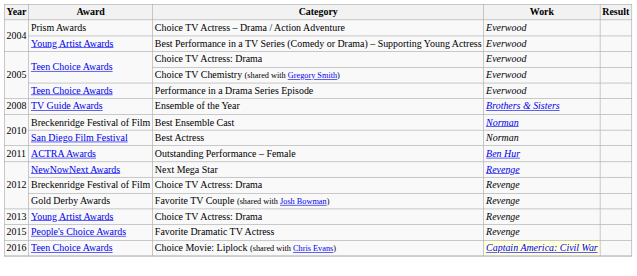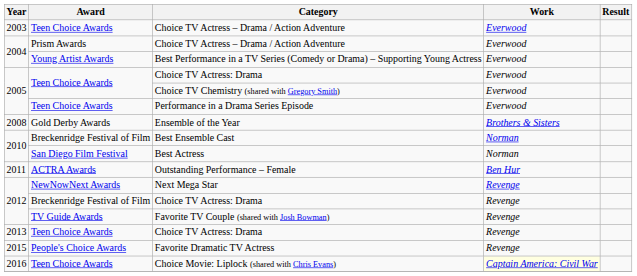+ row: (17, 28)
(67, 106) TV Guide Awards -> (71, 122) Gold Derby Awards
(71, 201) Gold Derby Awards -> (67, 216) TV Guide Awards
(72, 216) Young Artist Awards -> (72, 232) Teen Choice Awards
